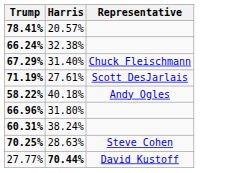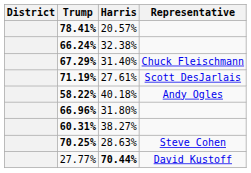+ column: (31, 13)
(66, 127) 38.24% -> (119, 127) 38.27%
